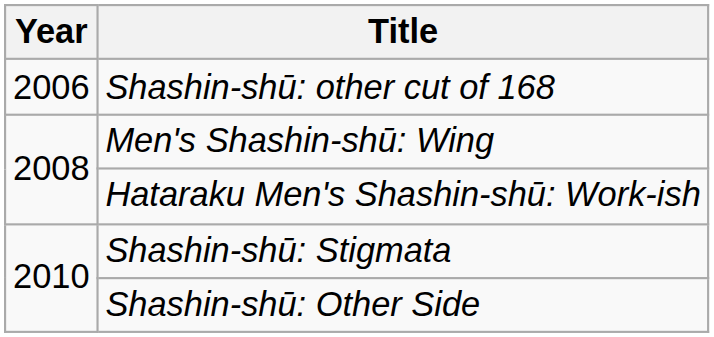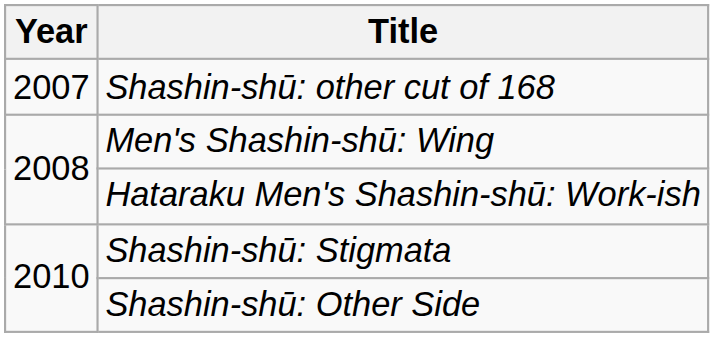(51, 86) 2006 -> (51, 86) 2007
